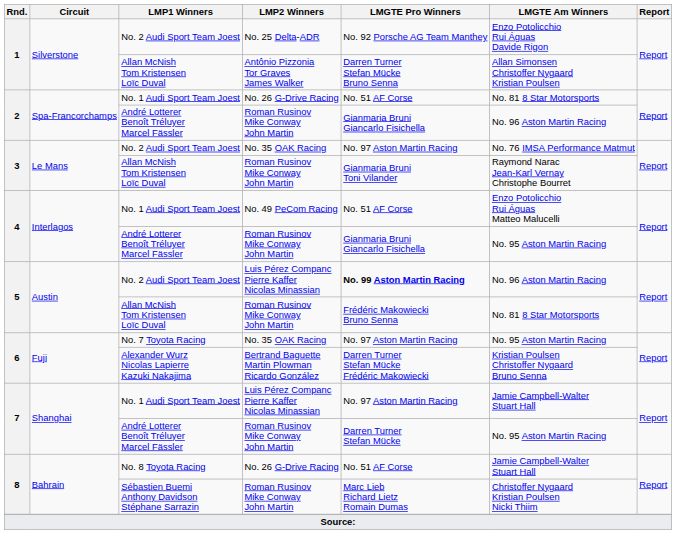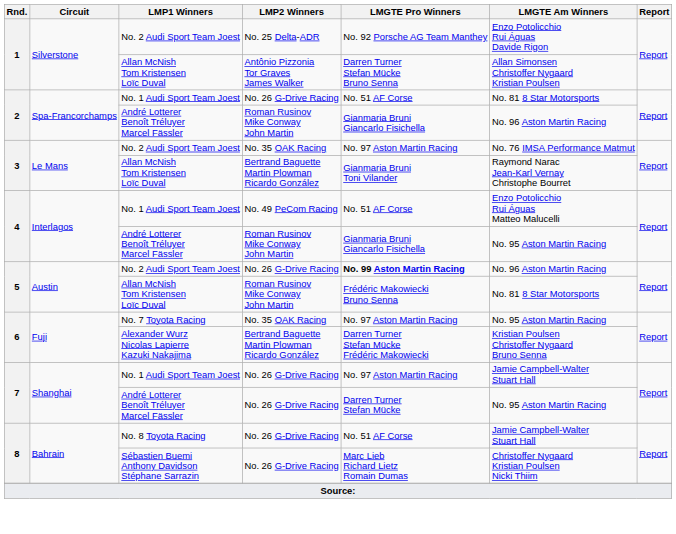(278, 173) Roman Rusinov Mike Conway John Martin -> (282, 173) Bertrand Baguette Martin Plowman Ricardo González
(288, 279) Luis Pérez Companc Pierre Kaffer Nicolas Minassian -> (292, 269) No. 26 G-Drive Racing
(288, 400) Luis Pérez Companc Pierre Kaffer Nicolas Minassian -> (292, 374) No. 26 G-Drive Racing
(278, 436) Roman Rusinov Mike Conway John Martin -> (292, 405) No. 26 G-Drive Racing
(278, 496) Roman Rusinov Mike Conway John Martin -> (292, 465) No. 26 G-Drive Racing
